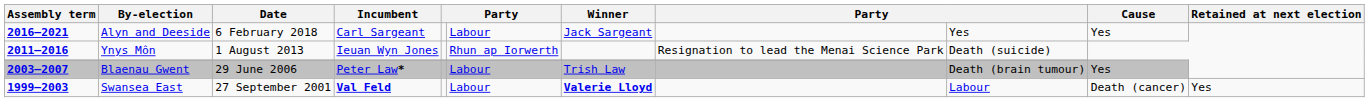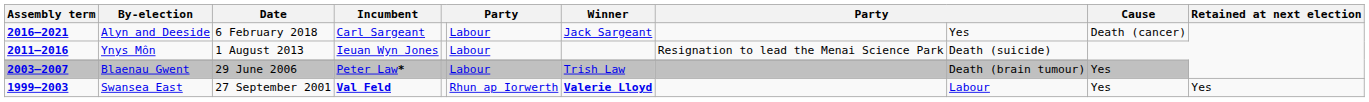(1101, 32) Yes -> (1138, 32) Death (cancer)
(504, 51) Rhun ap Iorwerth -> (470, 51) Labour
(470, 87) Labour -> (504, 87) Rhun ap Iorwerth
(1138, 87) Death (cancer) -> (1101, 87) Yes
